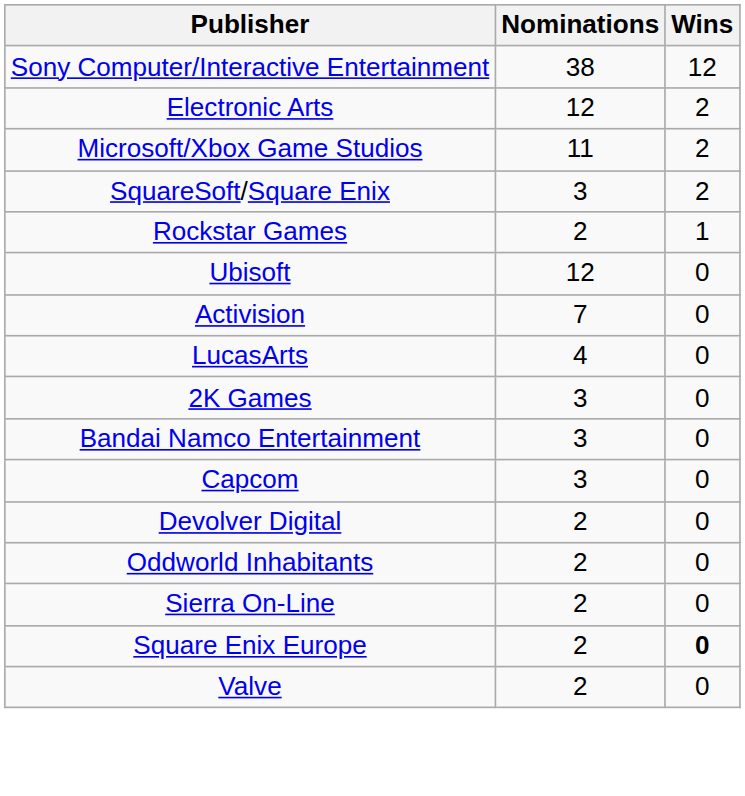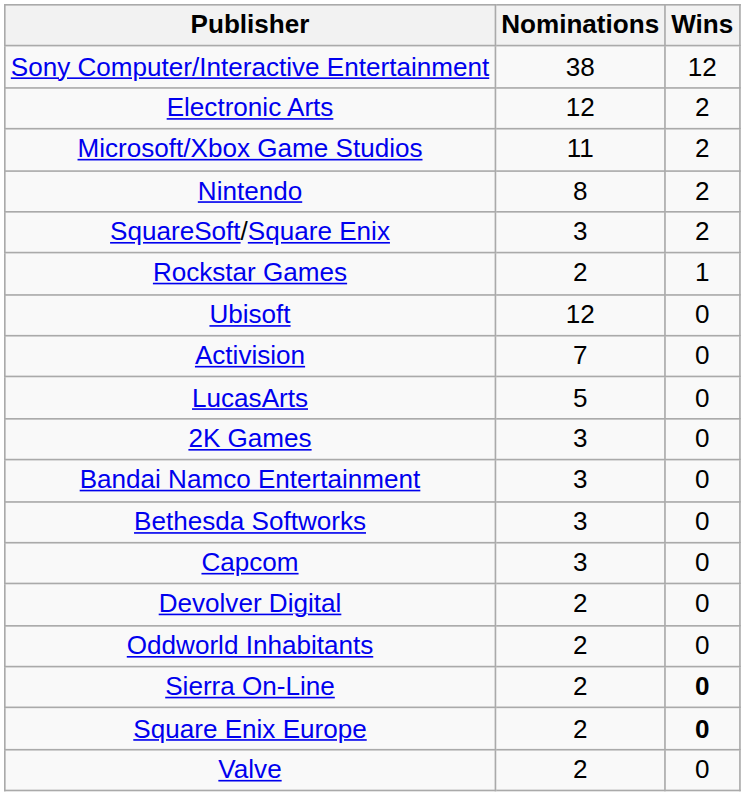+ row: (250, 190)
(580, 356) 4 -> (580, 397) 5
+ row: (250, 521)
(702, 604) normal -> (702, 686) bold
